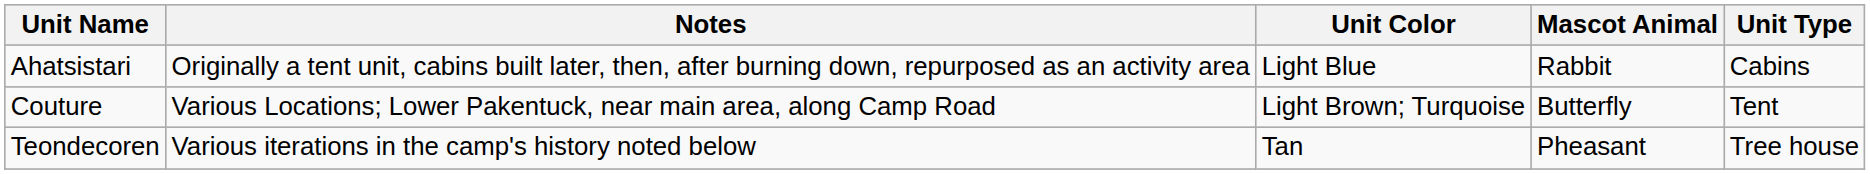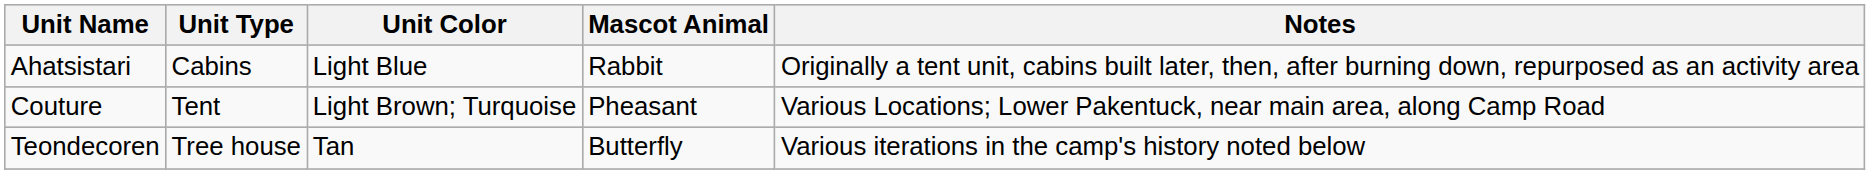columns swapped: (1794, 24) <-> (711, 24)
(1584, 106) Butterfly -> (643, 106) Pheasant
(1591, 147) Pheasant -> (635, 147) Butterfly
